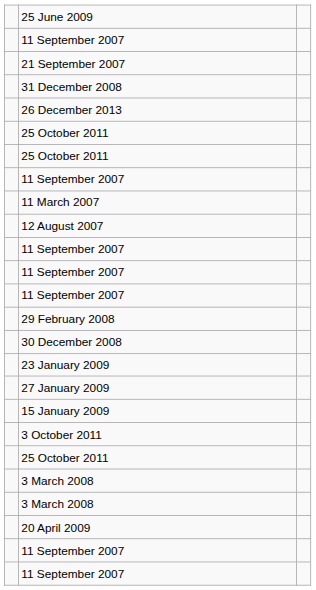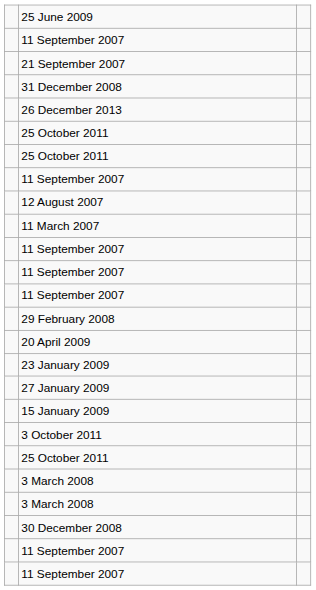rows swapped: (11, 202) <-> (11, 226)
rows swapped: (11, 342) <-> (11, 527)
